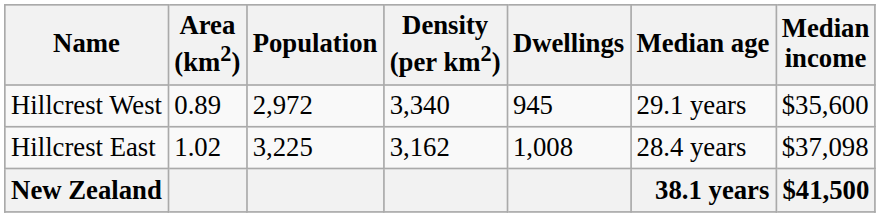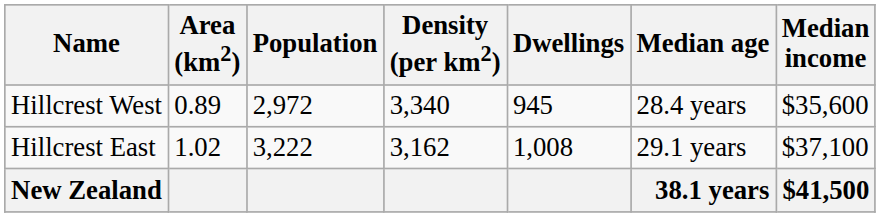(691, 105) 29.1 years -> (691, 105) 28.4 years
(283, 147) 3,225 -> (283, 147) 3,222
(691, 147) 28.4 years -> (691, 147) 29.1 years
(825, 147) $37,098 -> (825, 147) $37,100
